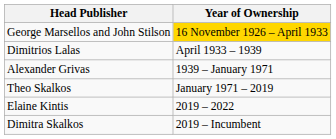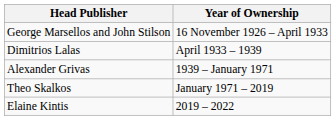(252, 32) gold background -> (252, 32) no background
- row: (45, 124)
